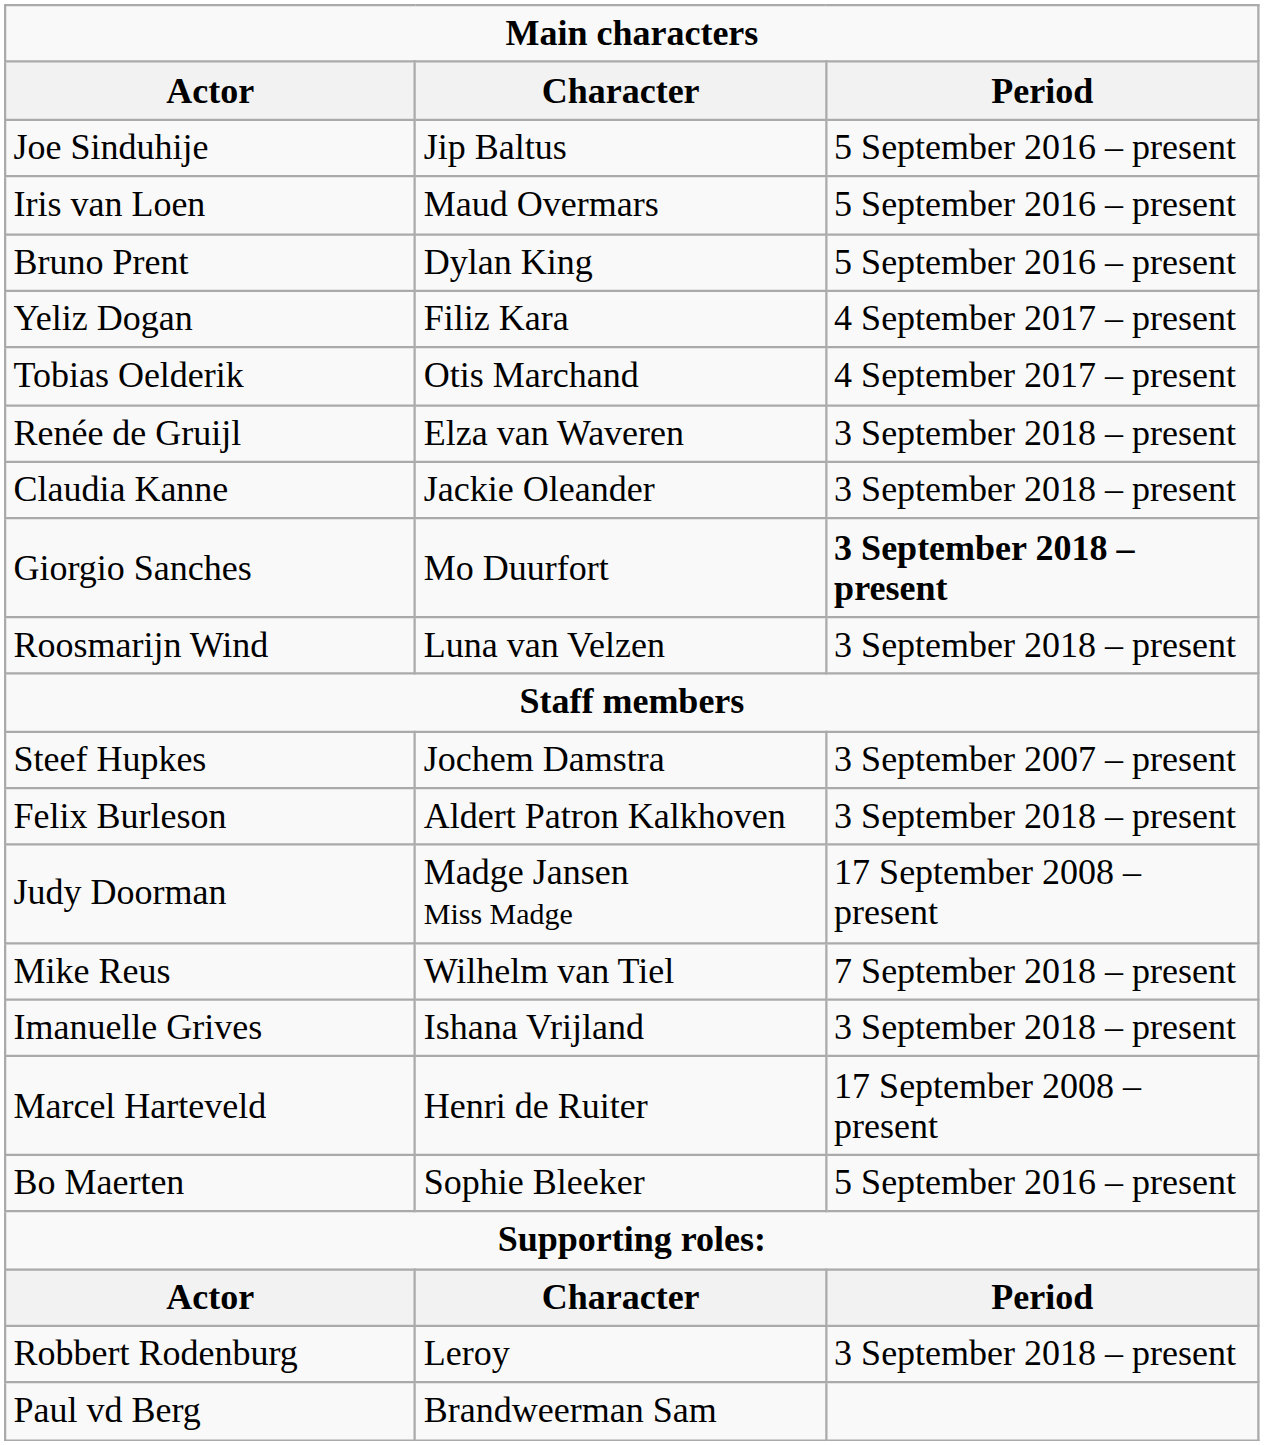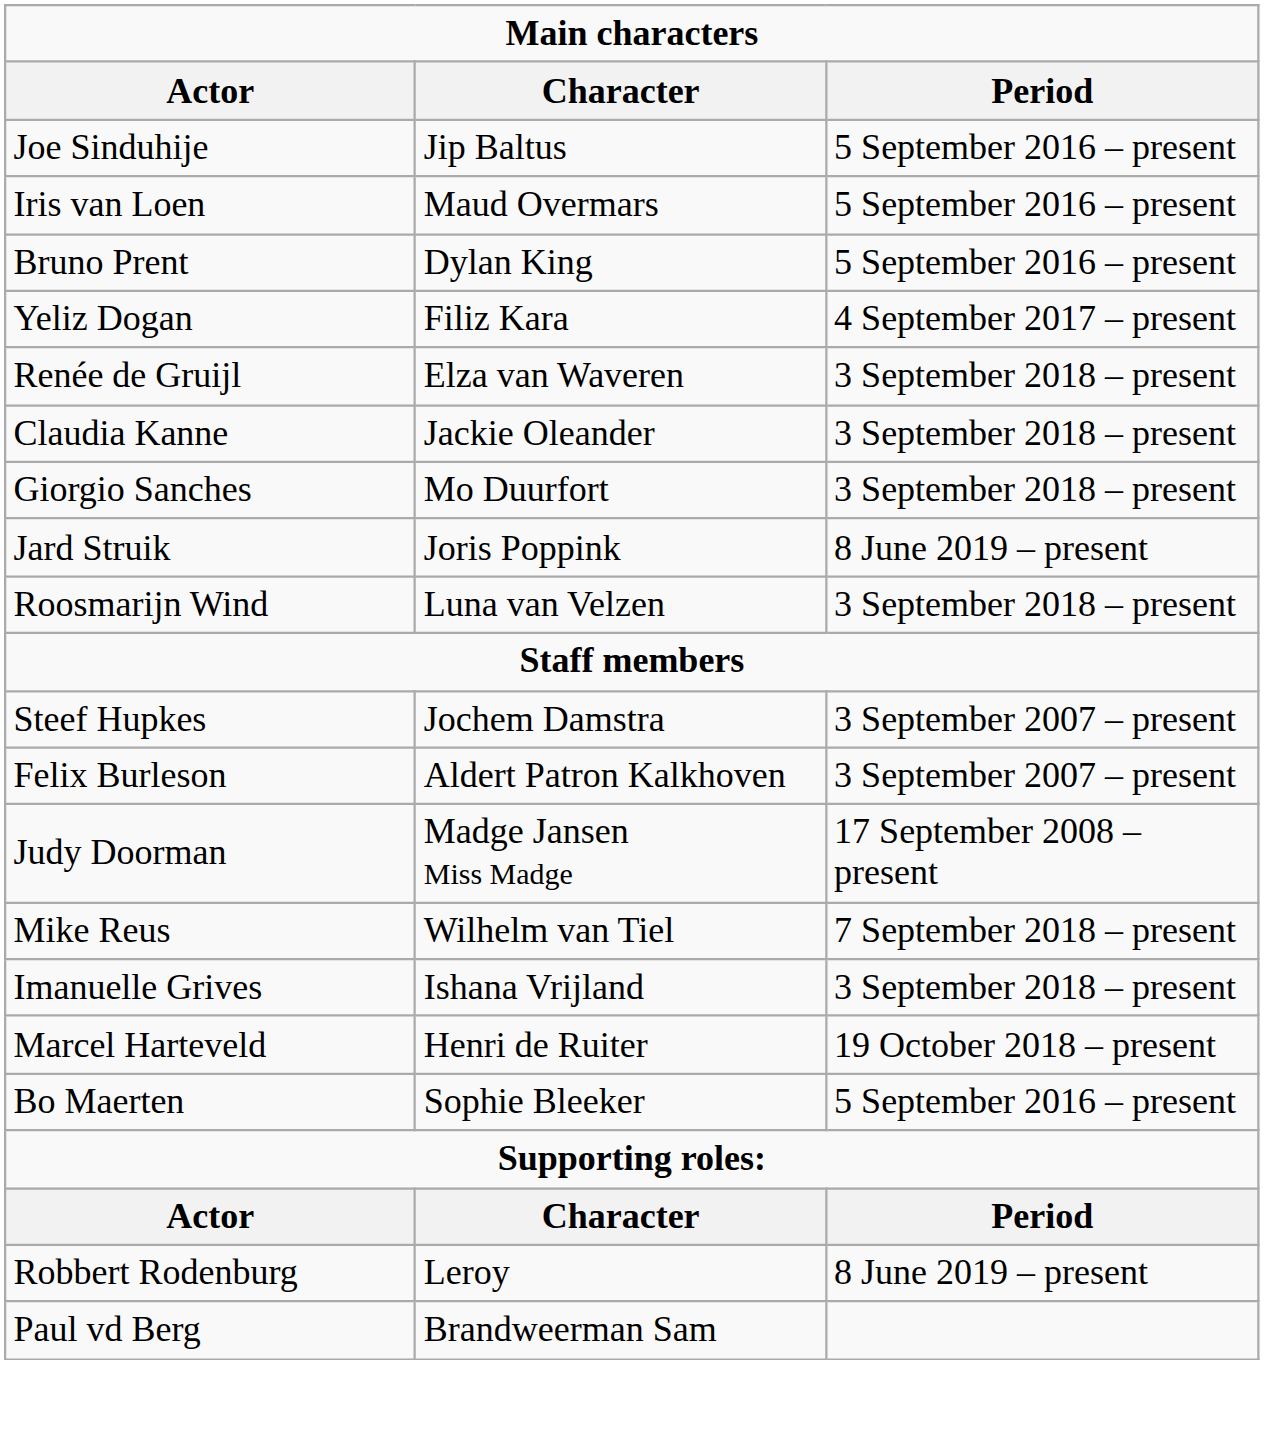- row: (129, 375)
(984, 567) bold -> (1035, 489) normal
+ row: (92, 546)
(1035, 815) 3 September 2018 – present -> (1035, 775) 3 September 2007 – present
(988, 1104) 17 September 2008 – present -> (1025, 1044) 19 October 2018 – present
(1035, 1353) 3 September 2018 – present -> (991, 1272) 8 June 2019 – present
